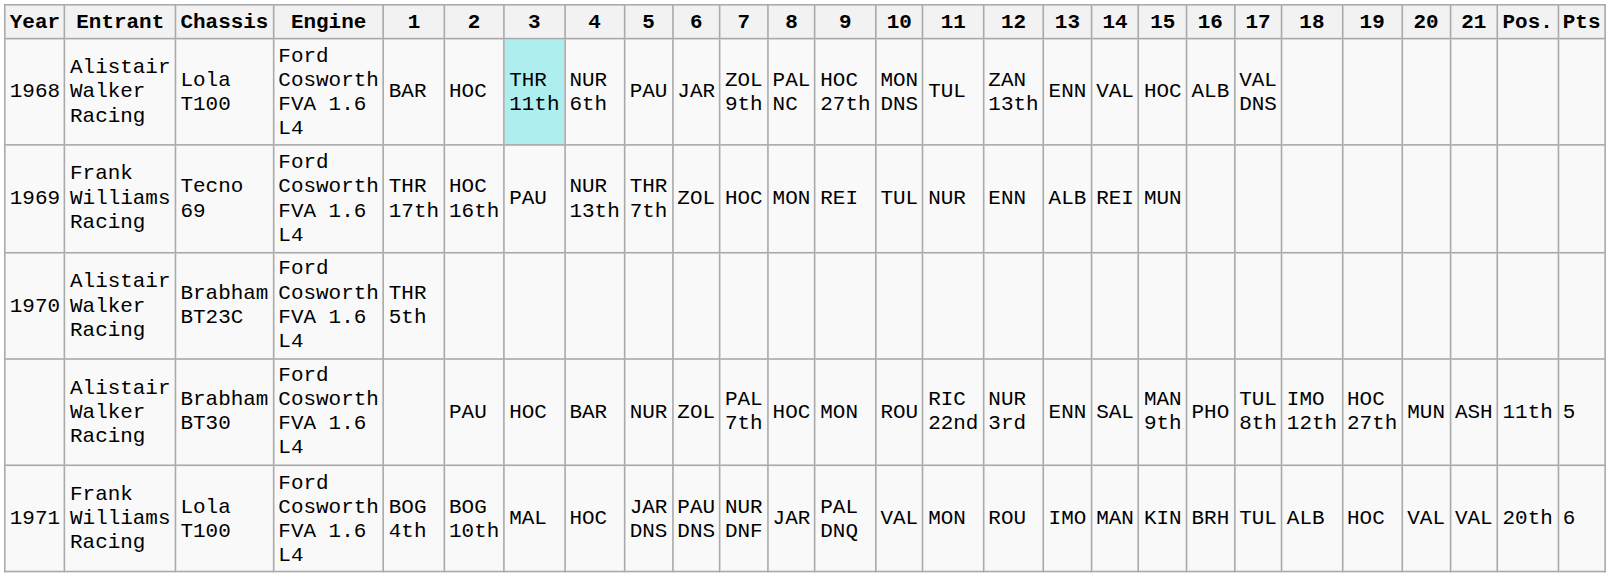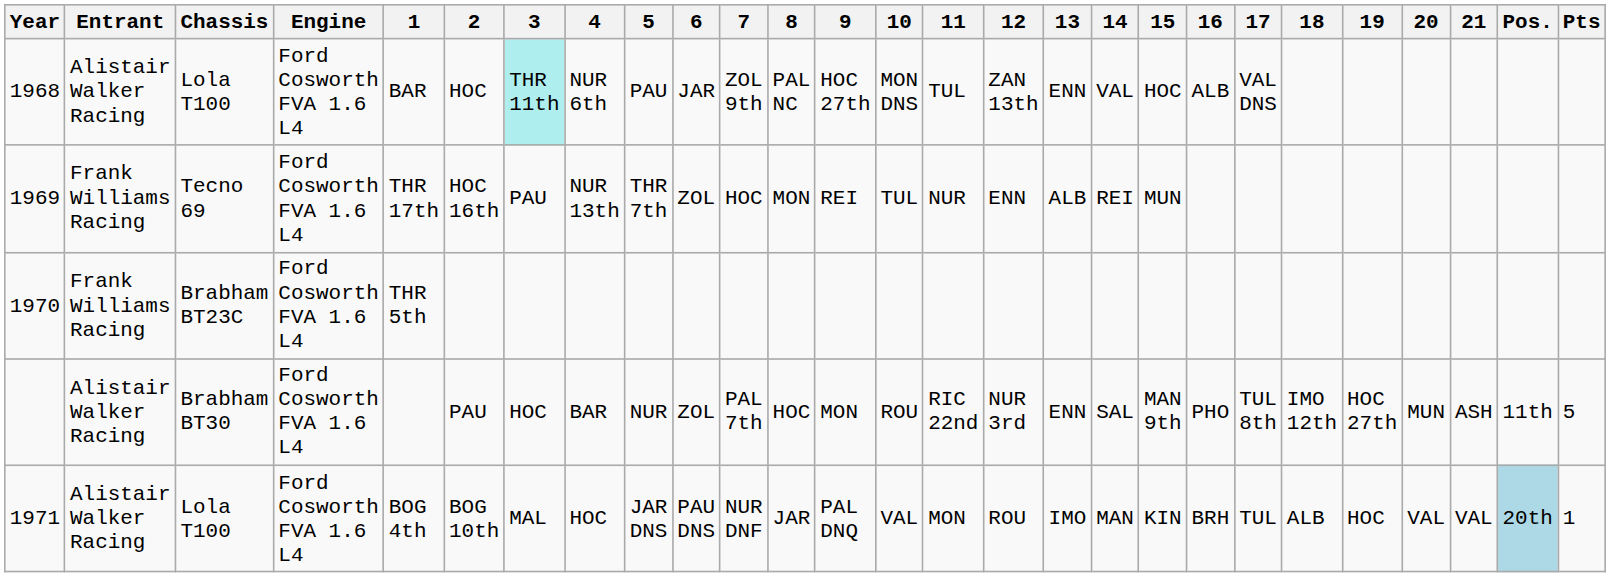(120, 305) Alistair Walker Racing -> (120, 305) Frank Williams Racing
(120, 518) Frank Williams Racing -> (120, 518) Alistair Walker Racing
(1528, 518) no background -> (1528, 518) lightblue background
(1569, 518) 6 -> (1569, 518) 1
